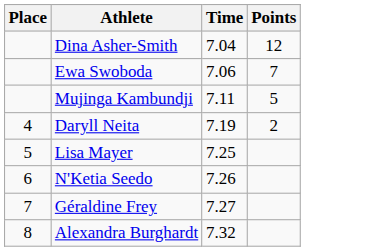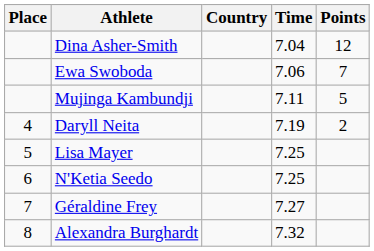+ column: (237, 17)
(221, 179) 7.26 -> (290, 179) 7.25
